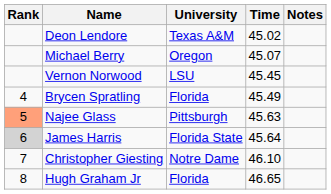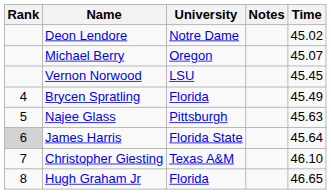columns swapped: (265, 14) <-> (305, 14)
(202, 35) Texas A&M -> (204, 35) Notre Dame
(23, 117) lightsalmon background -> (23, 117) no background
(204, 158) Notre Dame -> (202, 158) Texas A&M
